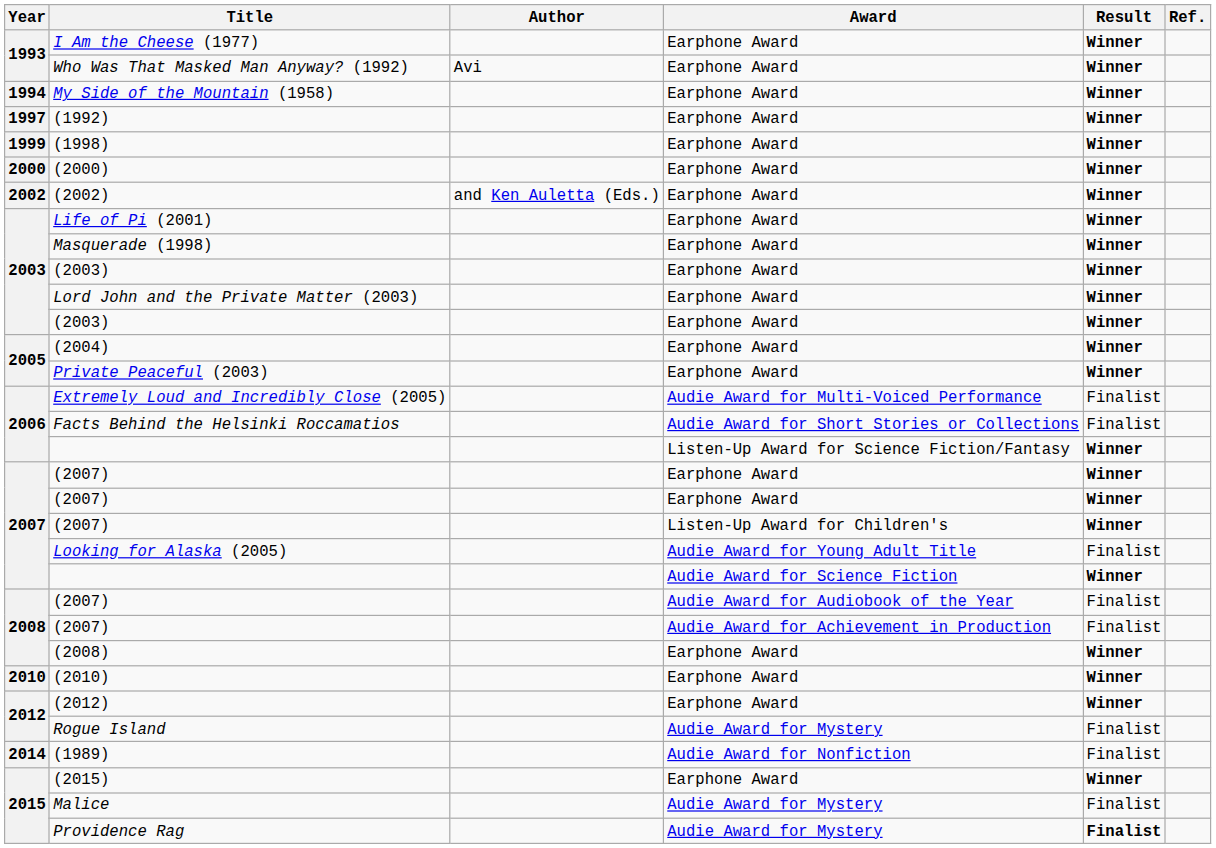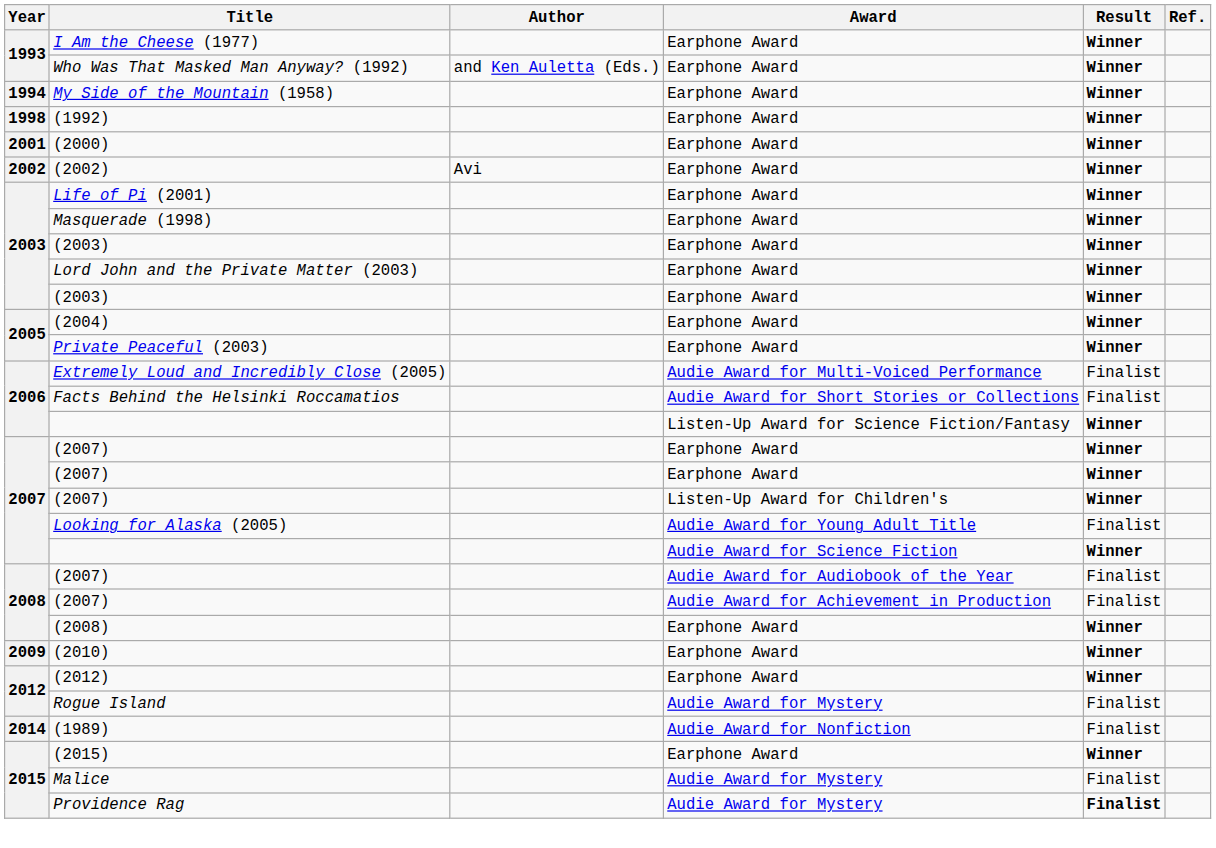(468, 68) Avi -> (557, 68) and Ken Auletta (Eds.)
(27, 119) 1997 -> (27, 119) 1998
- row: (81, 144)
(27, 170) 2000 -> (27, 144) 2001
(557, 195) and Ken Auletta (Eds.) -> (468, 170) Avi
(27, 678) 2010 -> (27, 653) 2009
